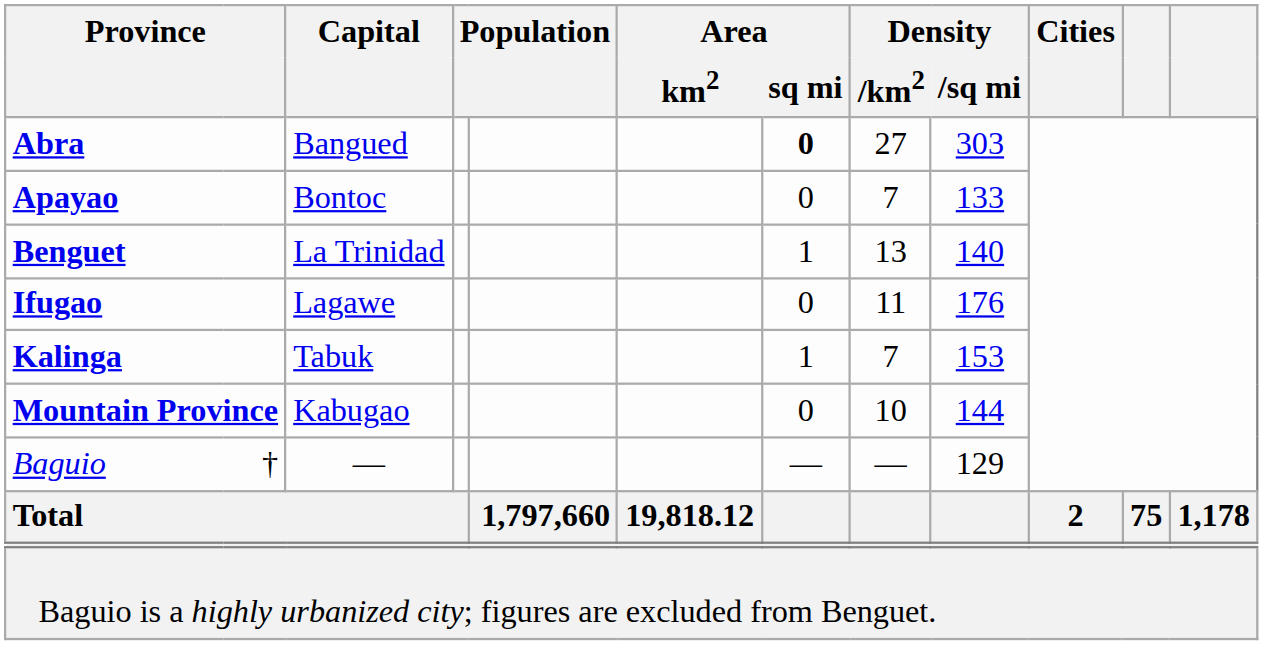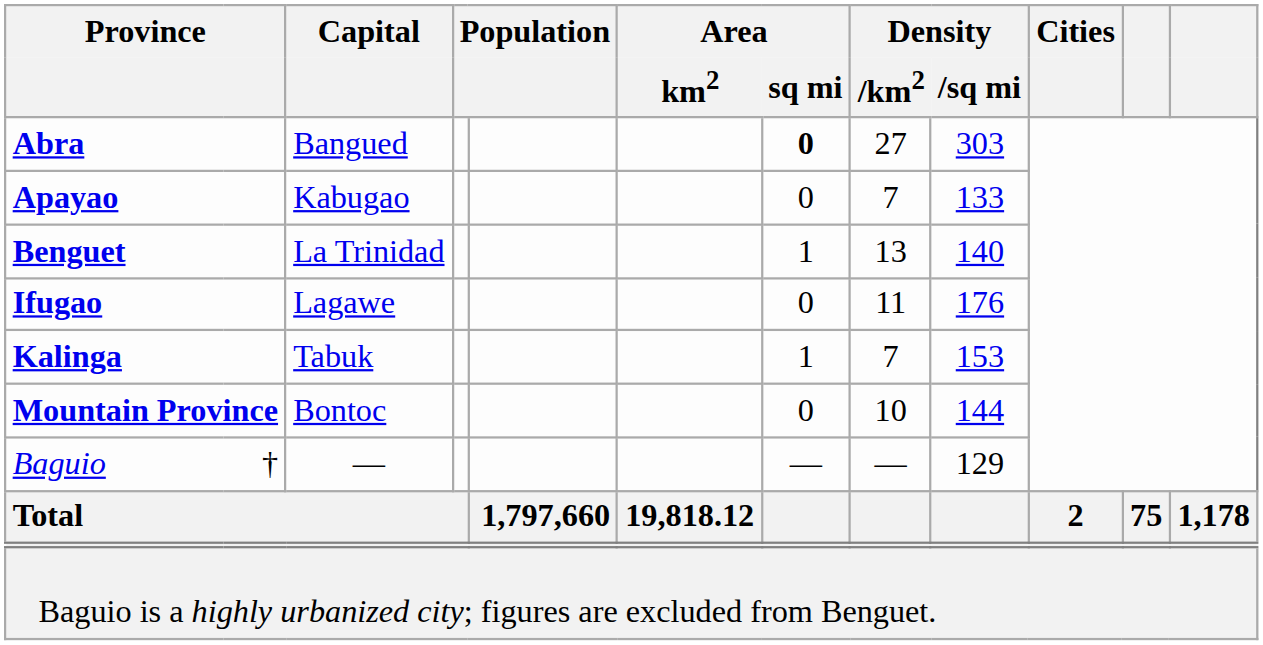(340, 197) Bontoc -> (351, 197) Kabugao
(351, 410) Kabugao -> (340, 410) Bontoc
